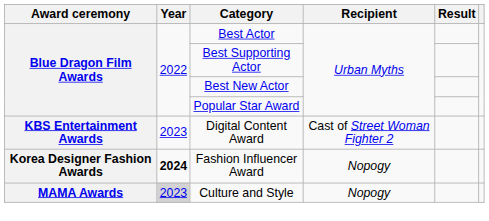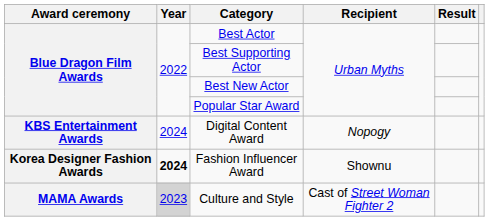(173, 132) 2023 -> (173, 132) 2024
(369, 132) Cast of Street Woman Fighter 2 -> (369, 132) Nopogy
(369, 166) Nopogy -> (369, 166) Shownu
(369, 192) Nopogy -> (369, 199) Cast of Street Woman Fighter 2
